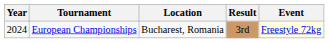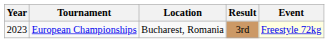(17, 29) 2024 -> (17, 29) 2023
